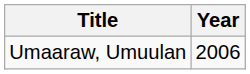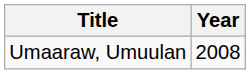(218, 52) 2006 -> (218, 52) 2008
